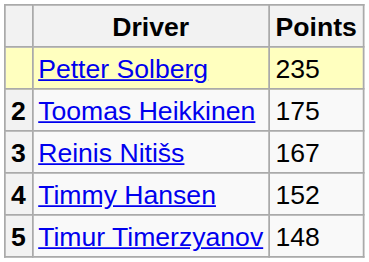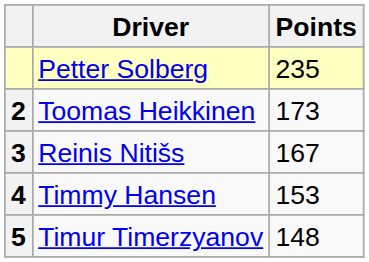(298, 110) 175 -> (298, 110) 173
(298, 195) 152 -> (298, 195) 153
